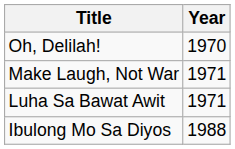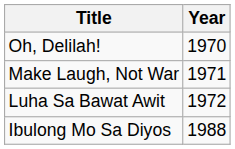(207, 102) 1971 -> (207, 102) 1972
